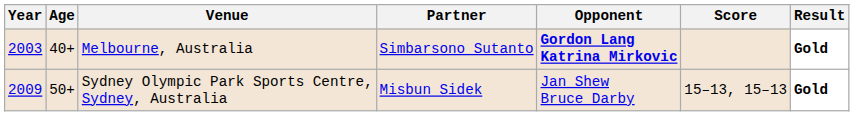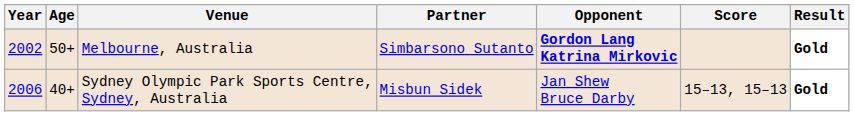(25, 49) 2003 -> (25, 49) 2002
(62, 49) 40+ -> (62, 49) 50+
(25, 90) 2009 -> (25, 90) 2006
(62, 90) 50+ -> (62, 90) 40+
